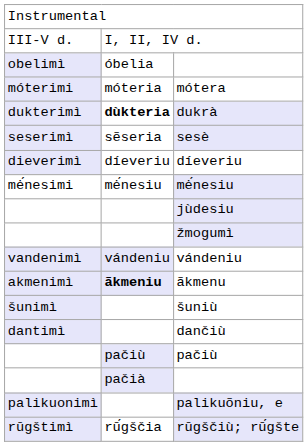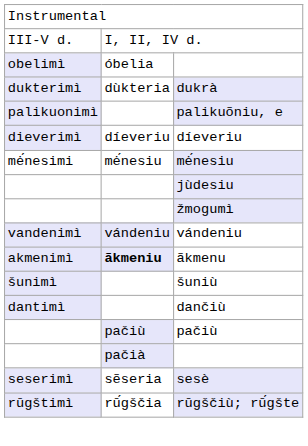- row: (41, 88)
(137, 113) bold -> (137, 88) normal
rows swapped: (41, 137) <-> (53, 404)
